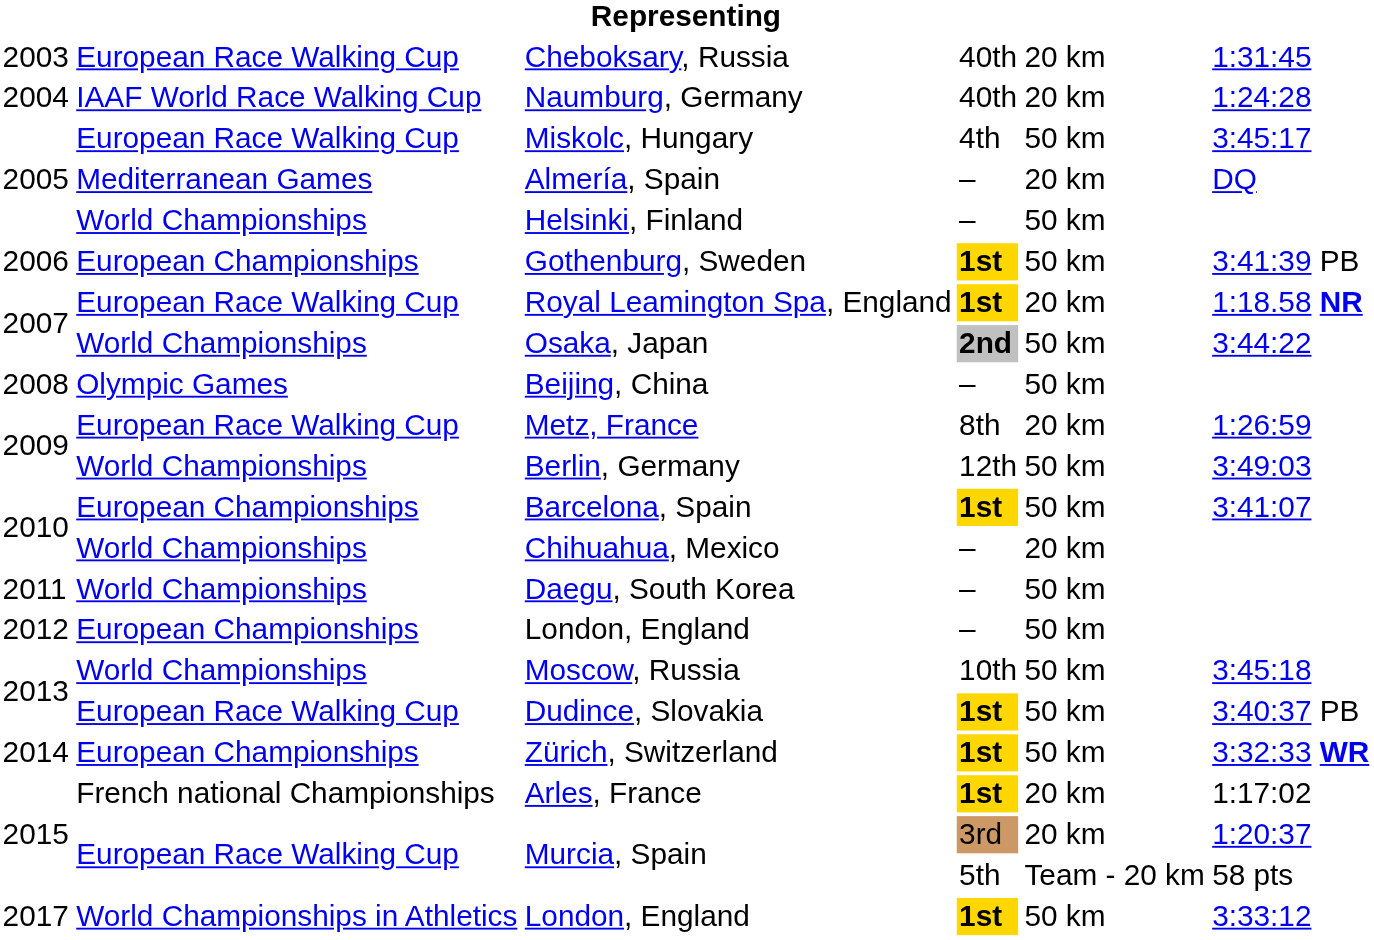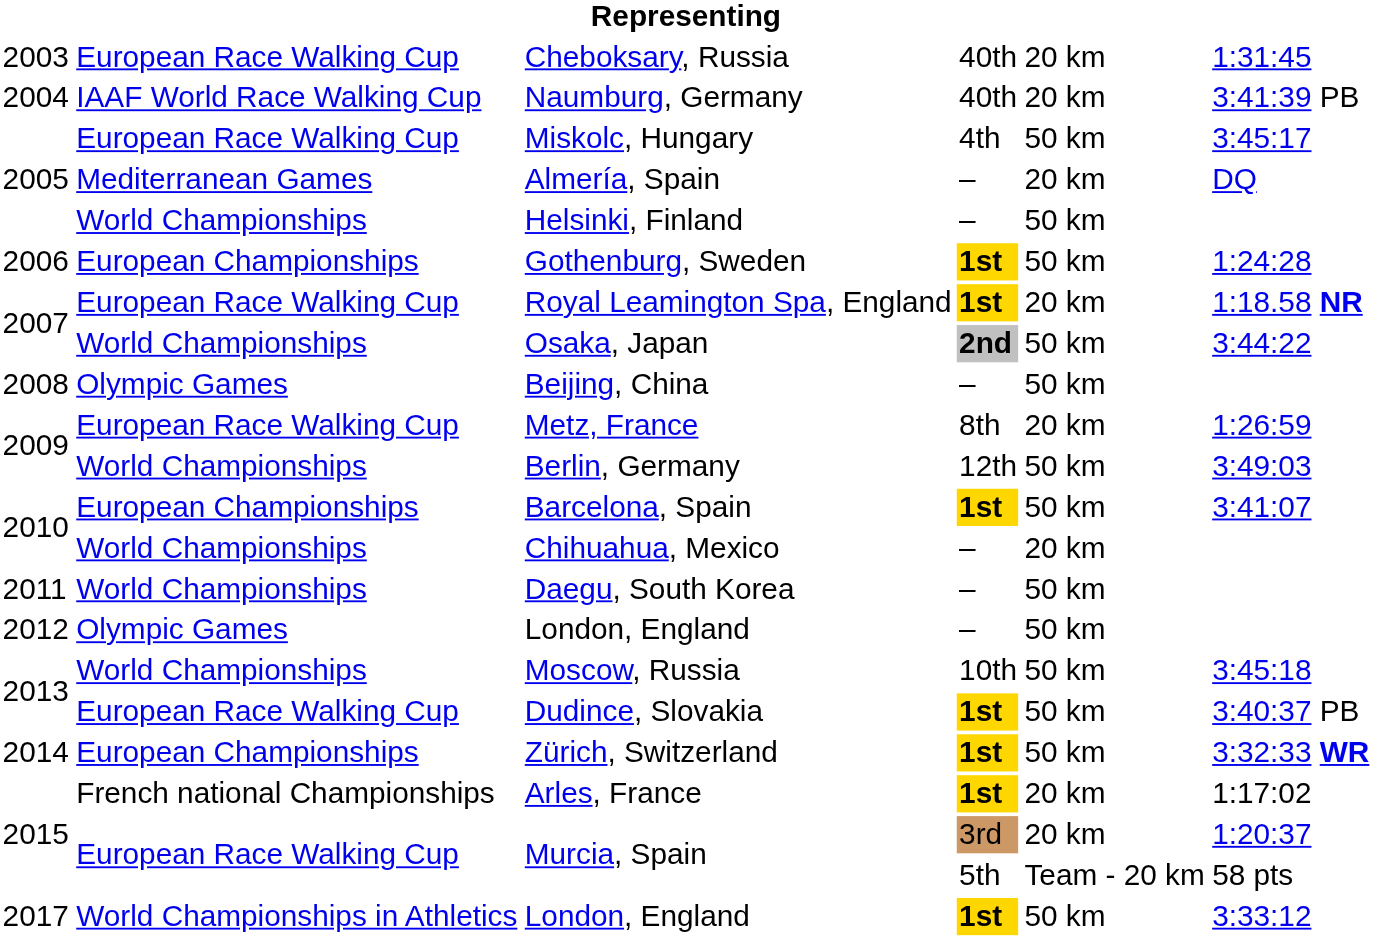(1262, 97) 1:24:28 -> (1286, 97) 3:41:39 PB
(1286, 261) 3:41:39 PB -> (1262, 261) 1:24:28
(247, 629) European Championships -> (182, 629) Olympic Games
